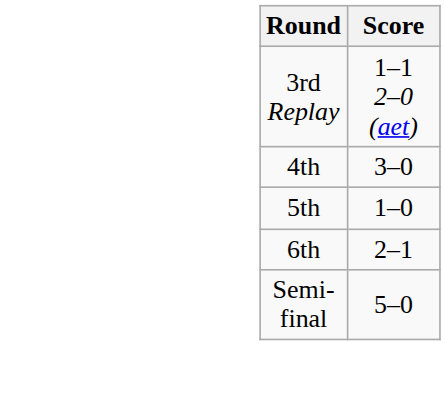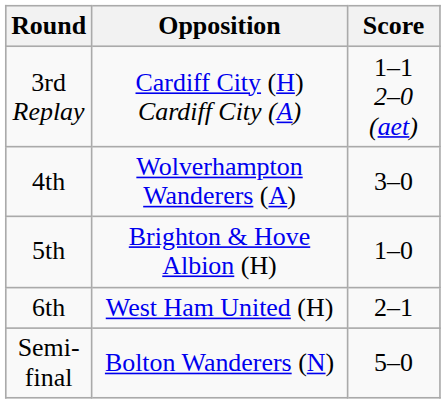+ column: (220, 25)
